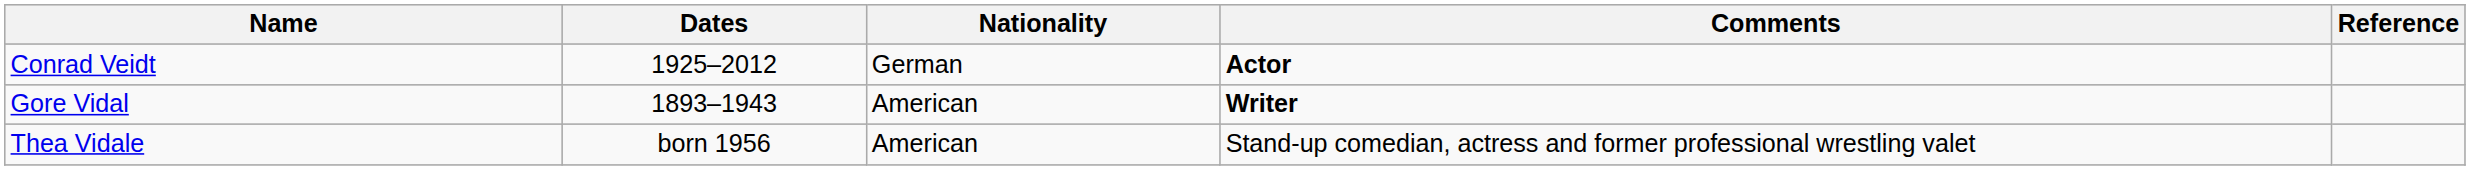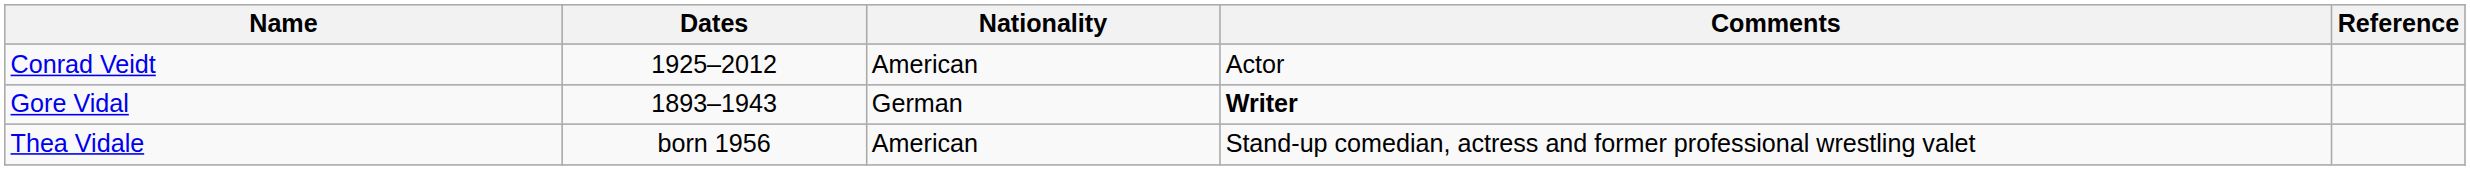(917, 64) German -> (925, 64) American
(1258, 64) bold -> (1255, 64) normal
(925, 104) American -> (917, 104) German
